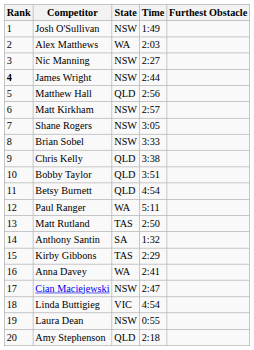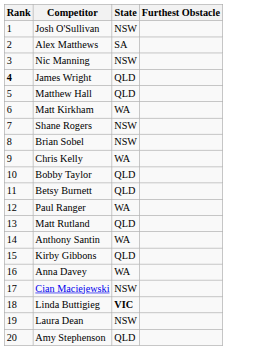- column: (153, 12)
(122, 45) WA -> (121, 45) SA
(126, 77) NSW -> (125, 77) QLD
(126, 110) NSW -> (122, 110) WA
(125, 158) QLD -> (122, 158) WA
(124, 223) TAS -> (125, 223) QLD
(121, 239) SA -> (122, 239) WA
(124, 256) TAS -> (125, 256) QLD
(123, 304) normal -> (124, 304) bold
